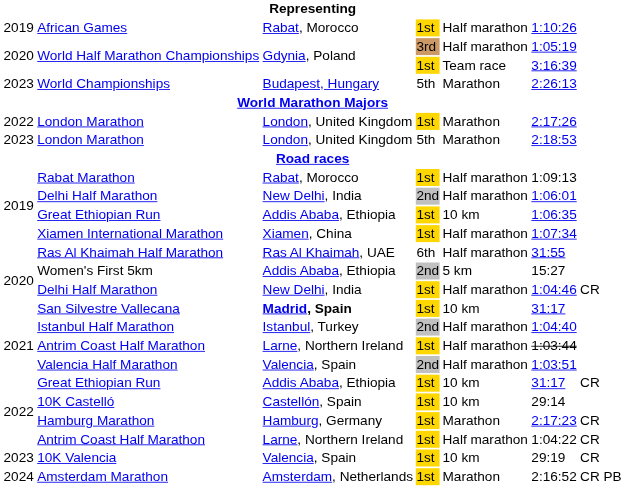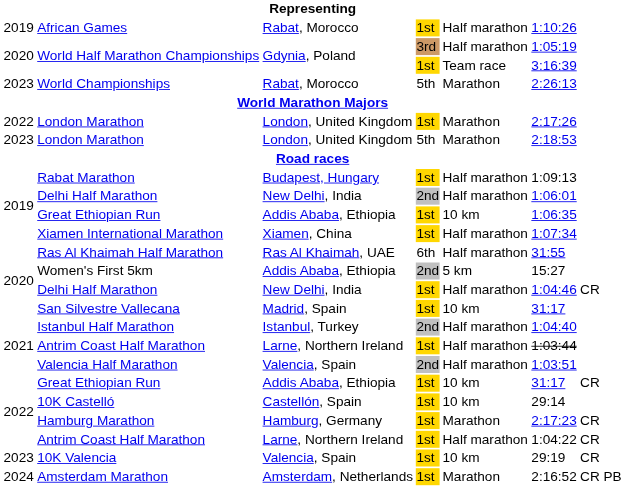(321, 84) Budapest, Hungary -> (311, 84) Rabat, Morocco
(311, 177) Rabat, Morocco -> (321, 177) Budapest, Hungary
(307, 308) bold -> (305, 308) normal
